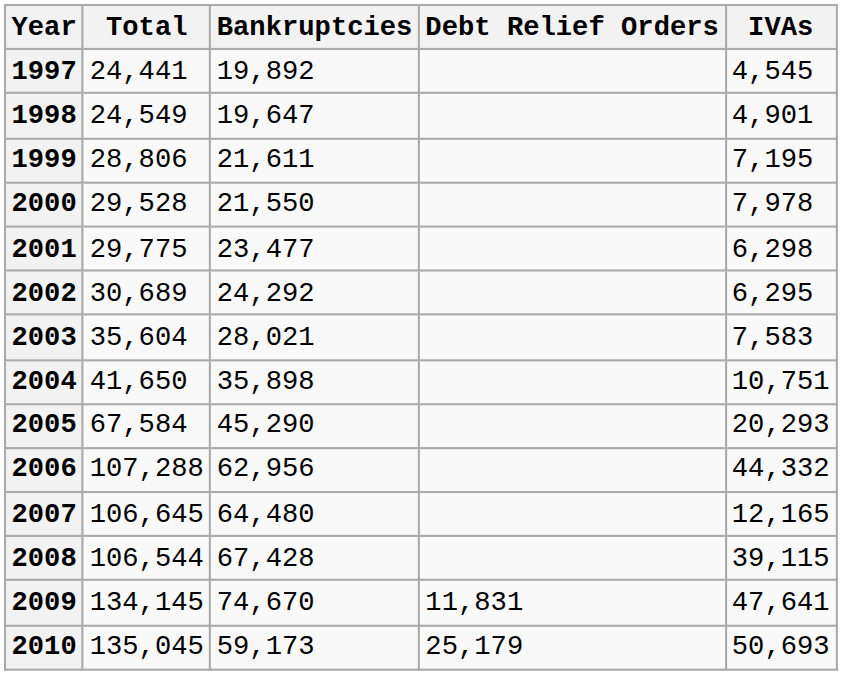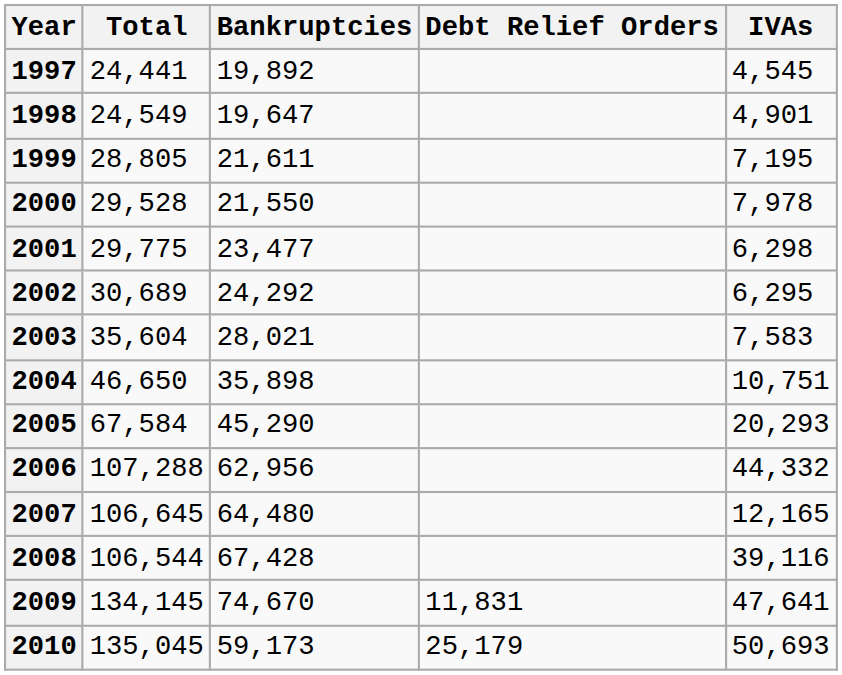(139, 160) 28,806 -> (139, 160) 28,805
(139, 381) 41,650 -> (139, 381) 46,650
(781, 559) 39,115 -> (781, 559) 39,116
